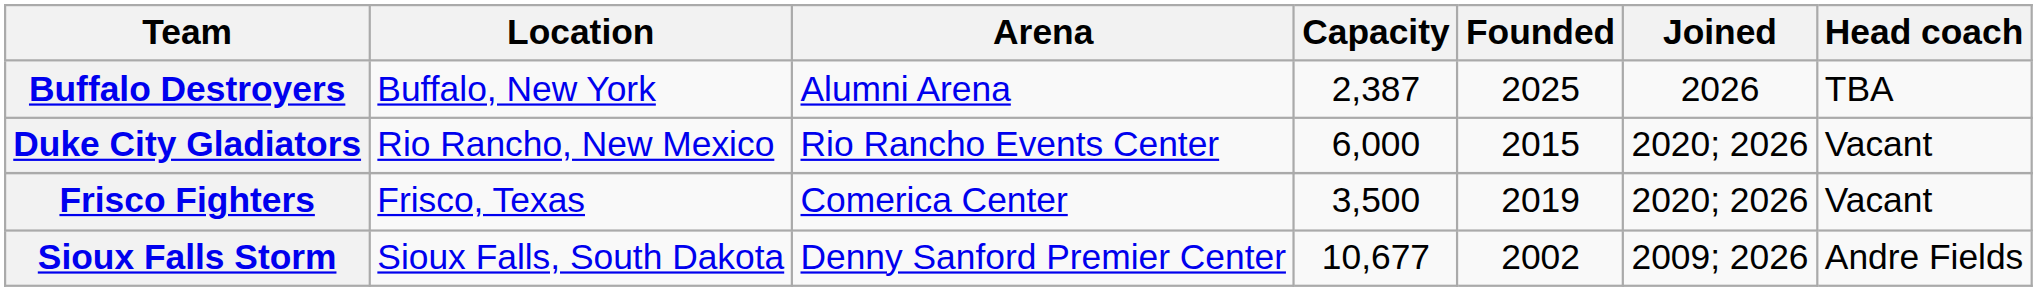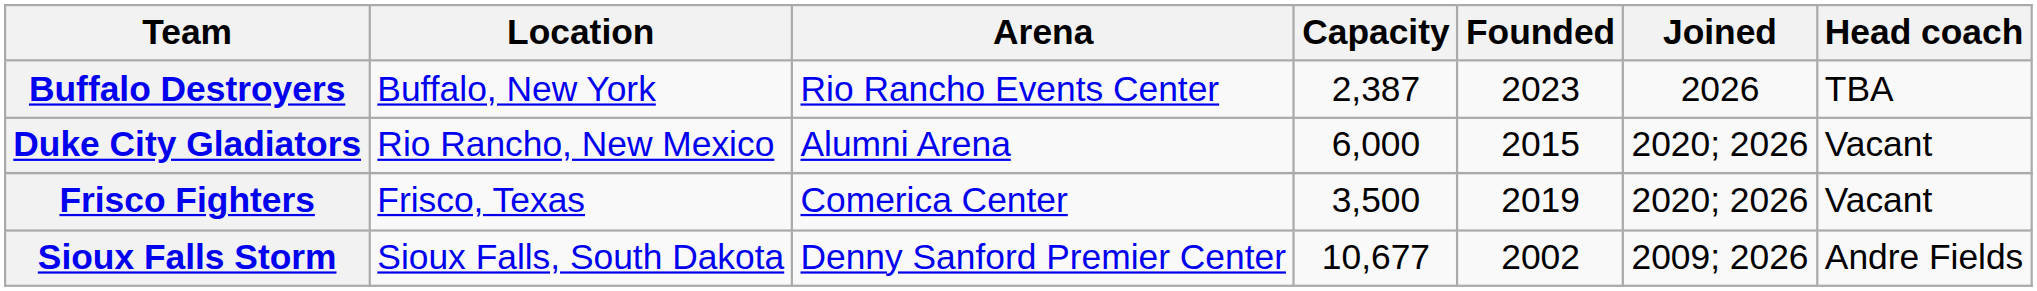(906, 88) Alumni Arena -> (1010, 88) Rio Rancho Events Center
(1541, 88) 2025 -> (1541, 88) 2023
(1010, 144) Rio Rancho Events Center -> (906, 144) Alumni Arena
